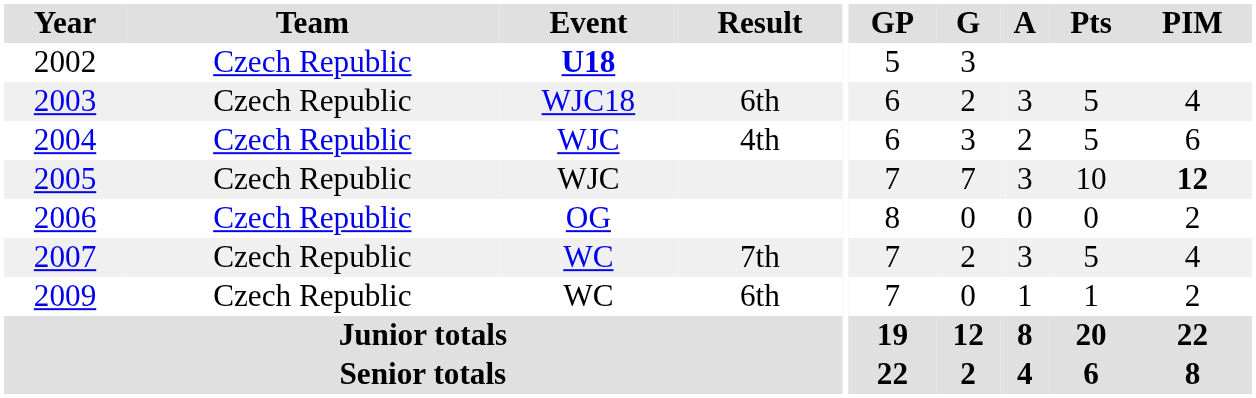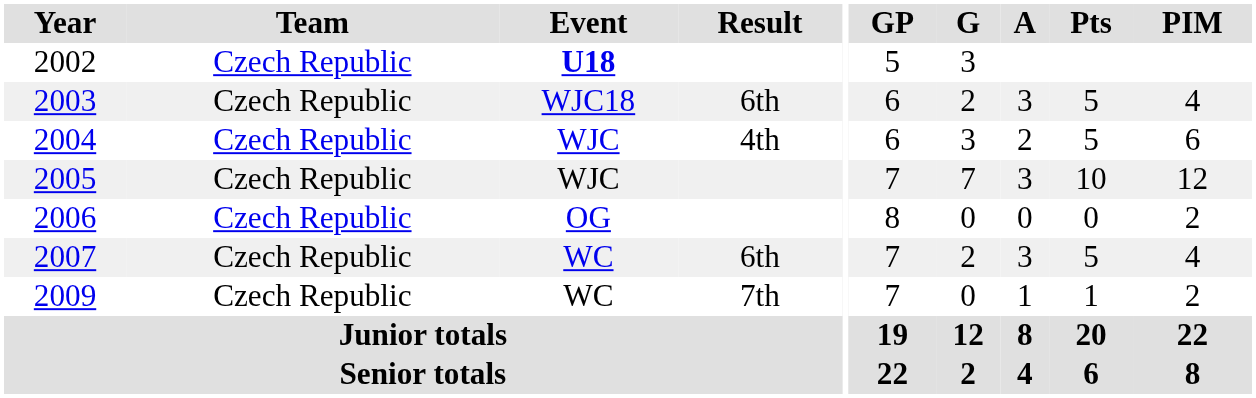(1192, 179) bold -> (1192, 179) normal
(760, 257) 7th -> (760, 257) 6th
(760, 296) 6th -> (760, 296) 7th
